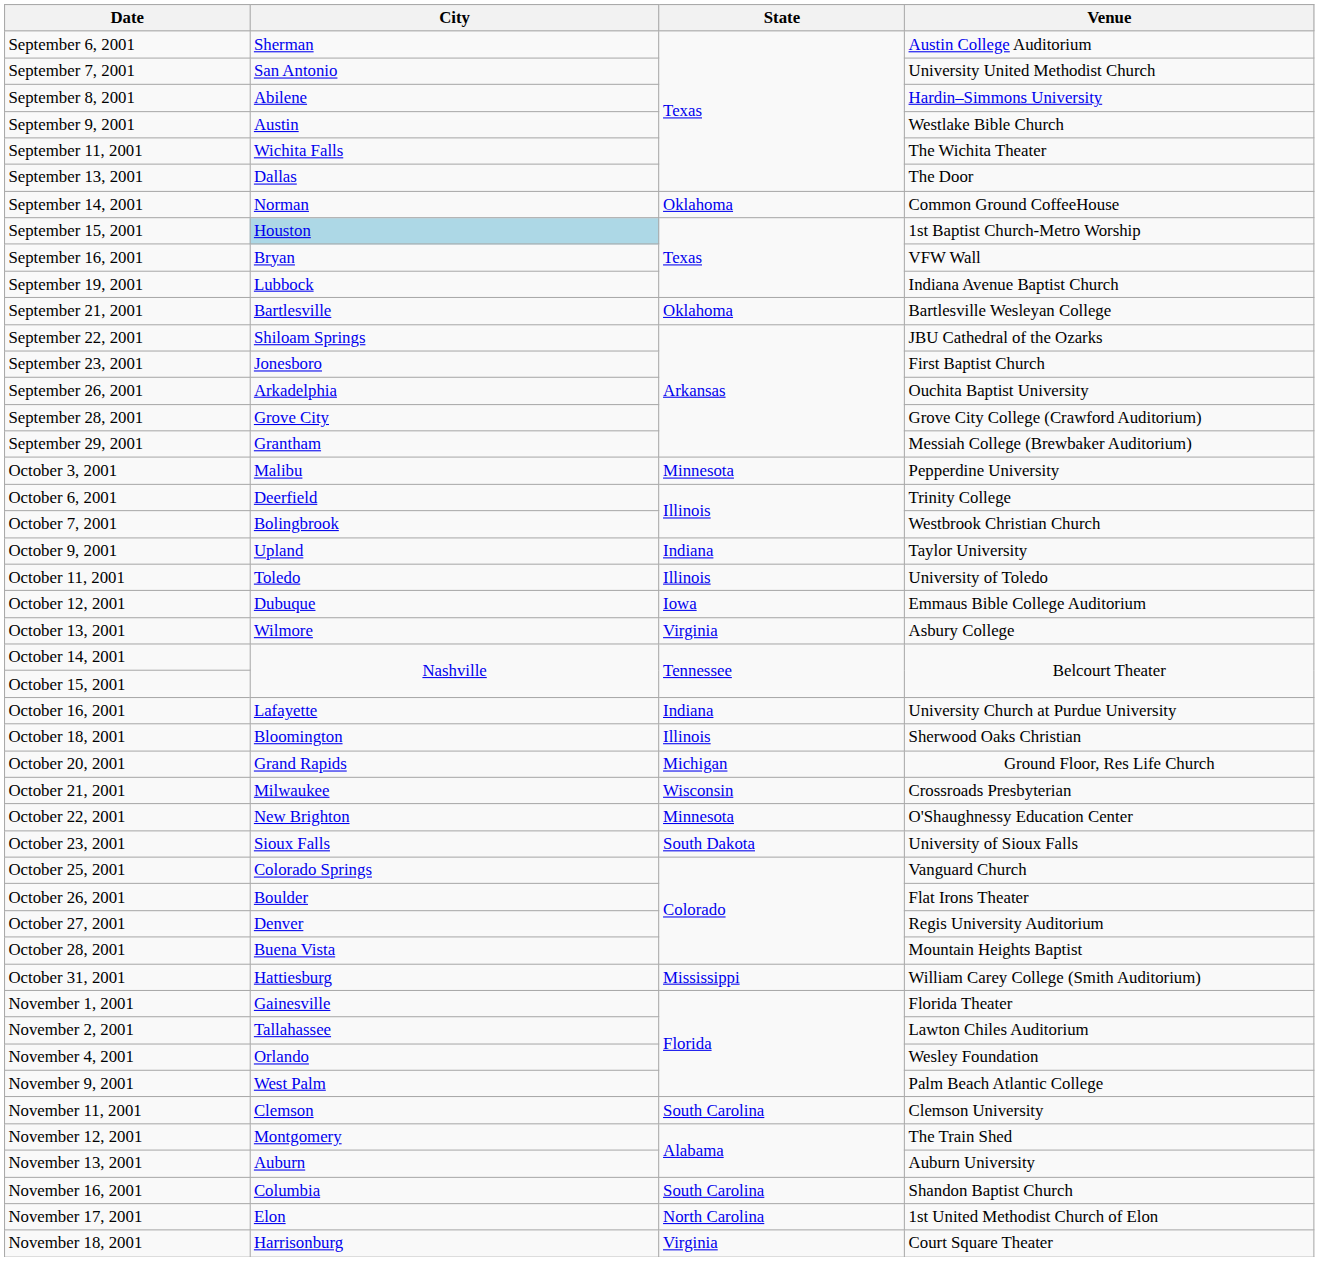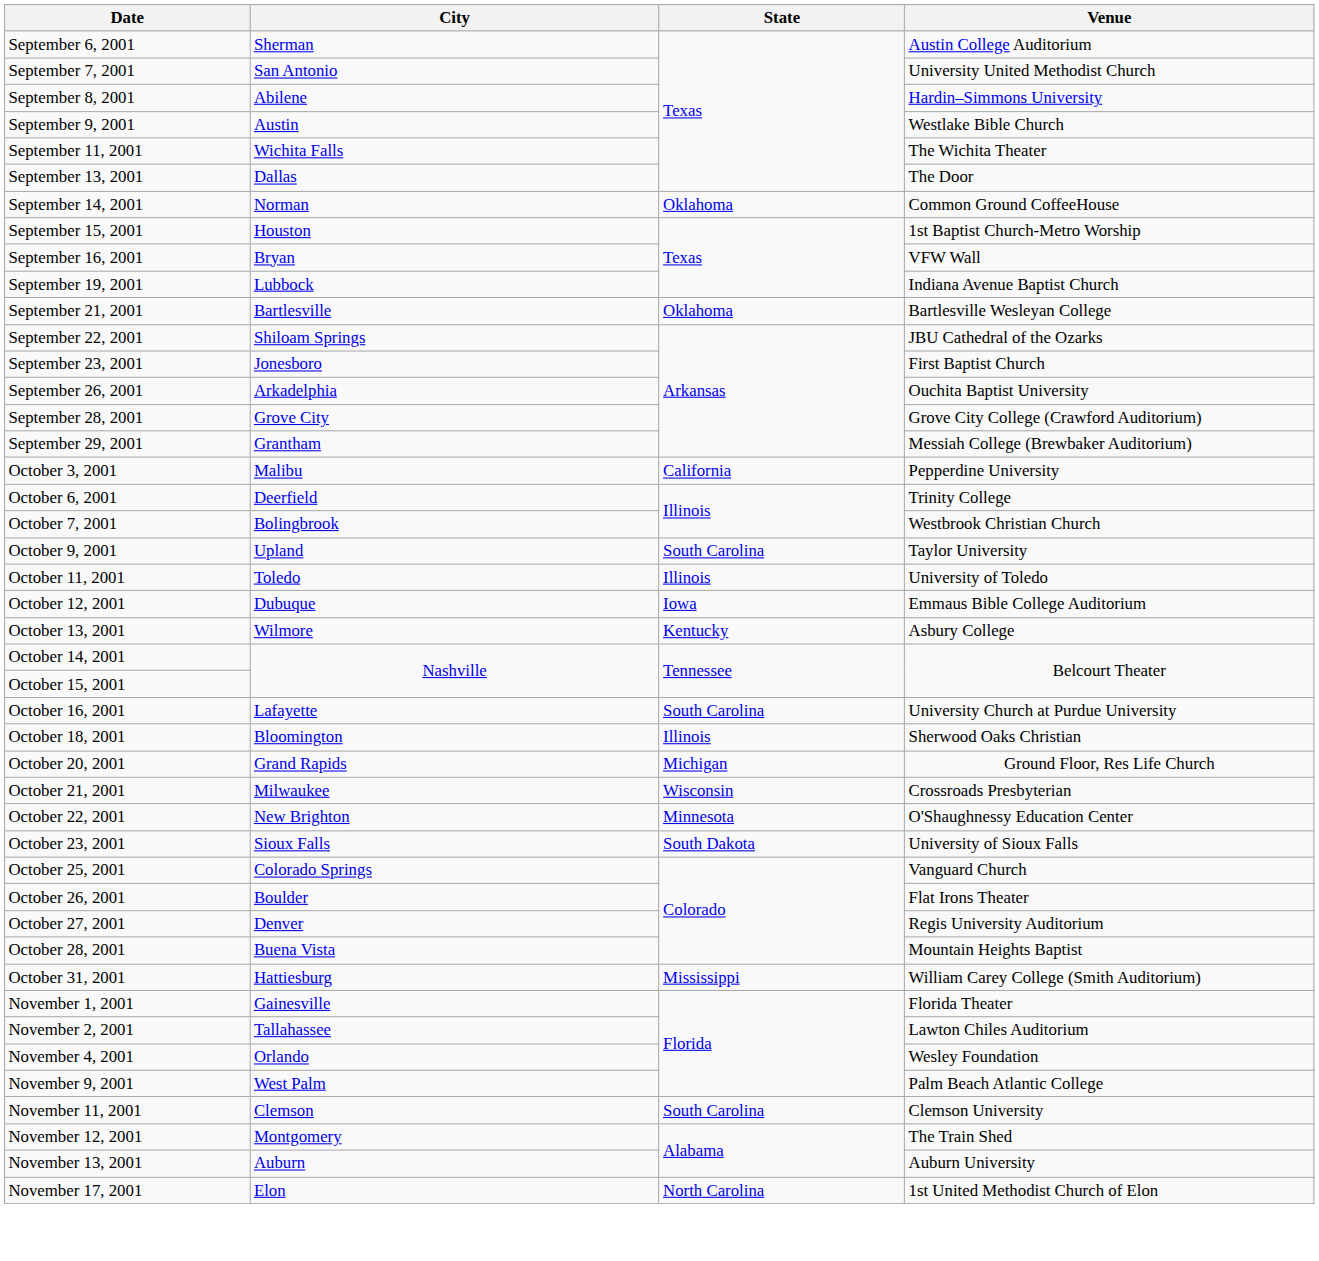(282, 230) lightblue background -> (282, 230) no background
(699, 470) Minnesota -> (697, 470) California
(688, 550) Indiana -> (714, 550) South Carolina
(690, 630) Virginia -> (696, 630) Kentucky
(688, 710) Indiana -> (714, 710) South Carolina
- row: (75, 1190)
- row: (75, 1243)
